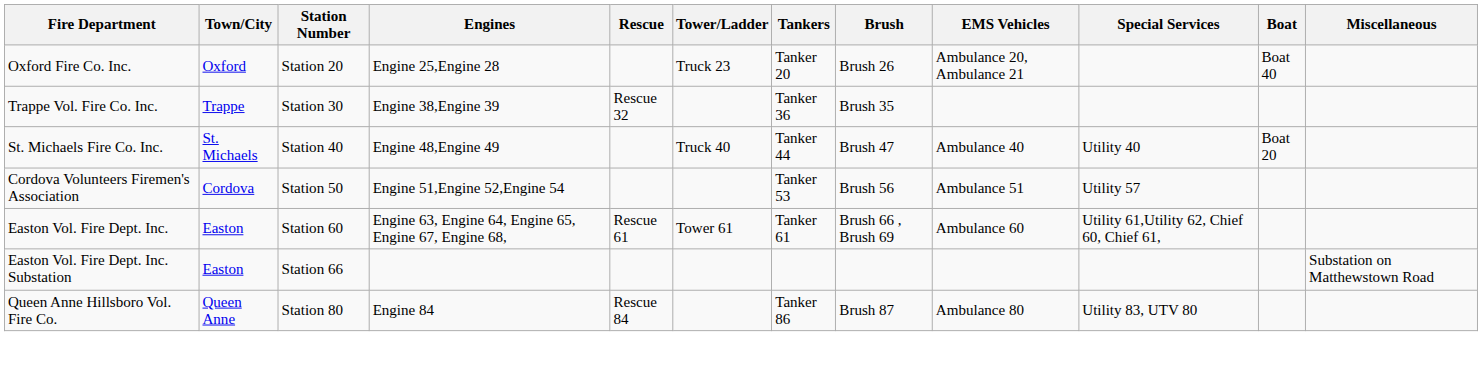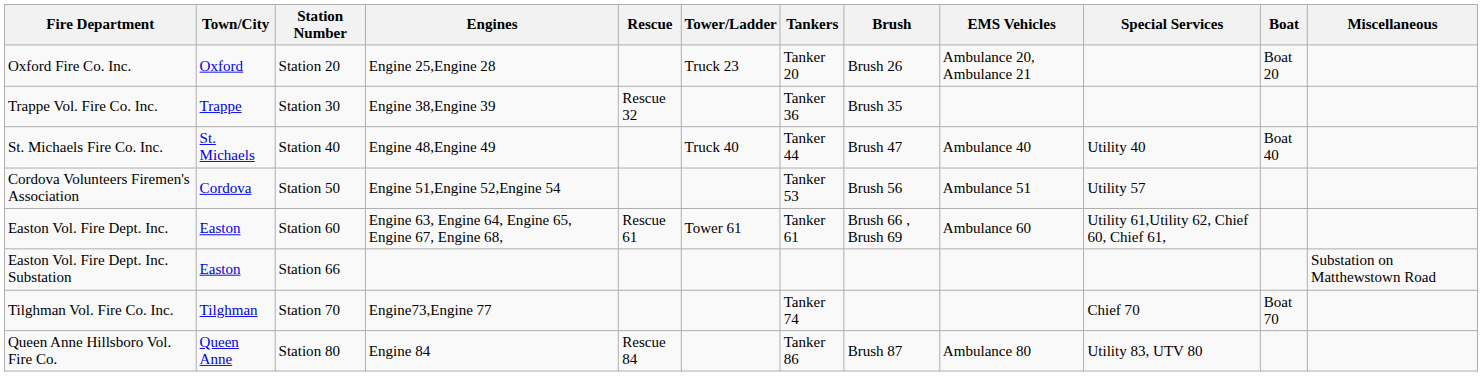(1276, 65) Boat 40 -> (1278, 65) Boat 20
(1276, 147) Boat 20 -> (1278, 147) Boat 40
+ row: (91, 310)
